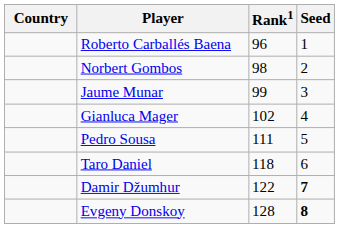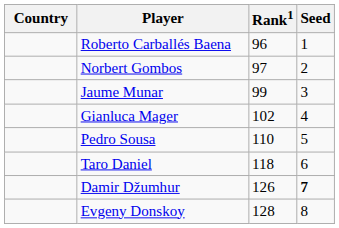(260, 68) 98 -> (260, 68) 97
(263, 139) 111 -> (263, 139) 110
(263, 187) 122 -> (263, 187) 126
(304, 211) bold -> (304, 211) normal
